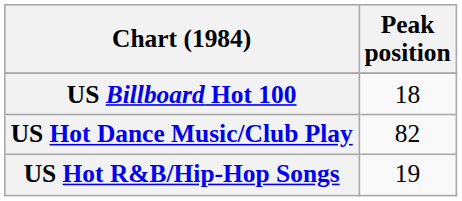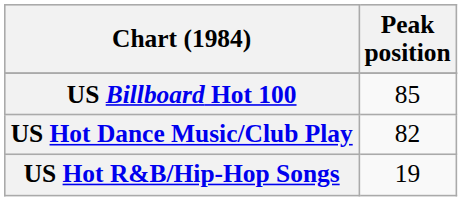(408, 93) 18 -> (408, 93) 85
